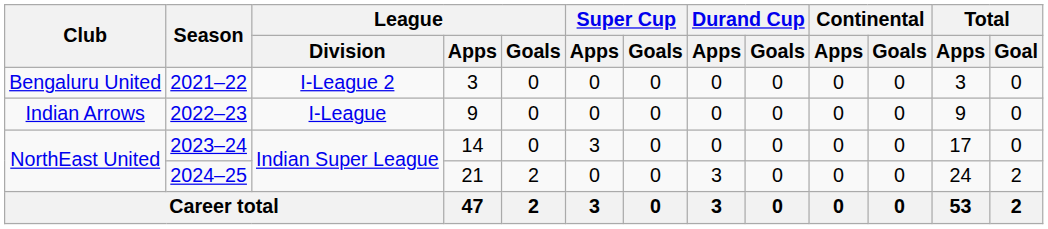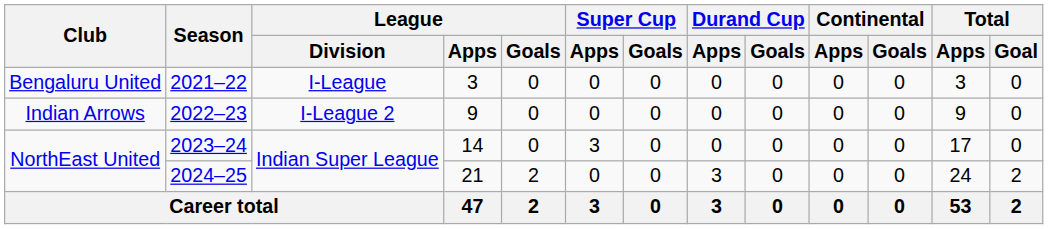(347, 82) I-League 2 -> (347, 82) I-League
(347, 113) I-League -> (347, 113) I-League 2
